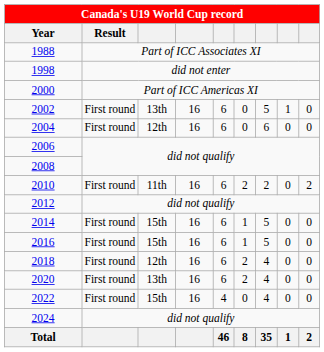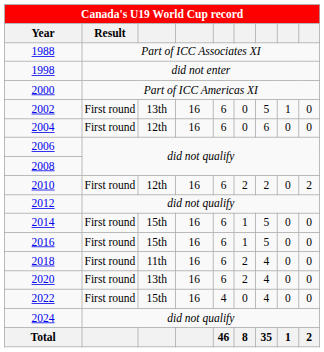(157, 185) 11th -> (157, 185) 12th
(157, 261) 12th -> (157, 261) 11th
